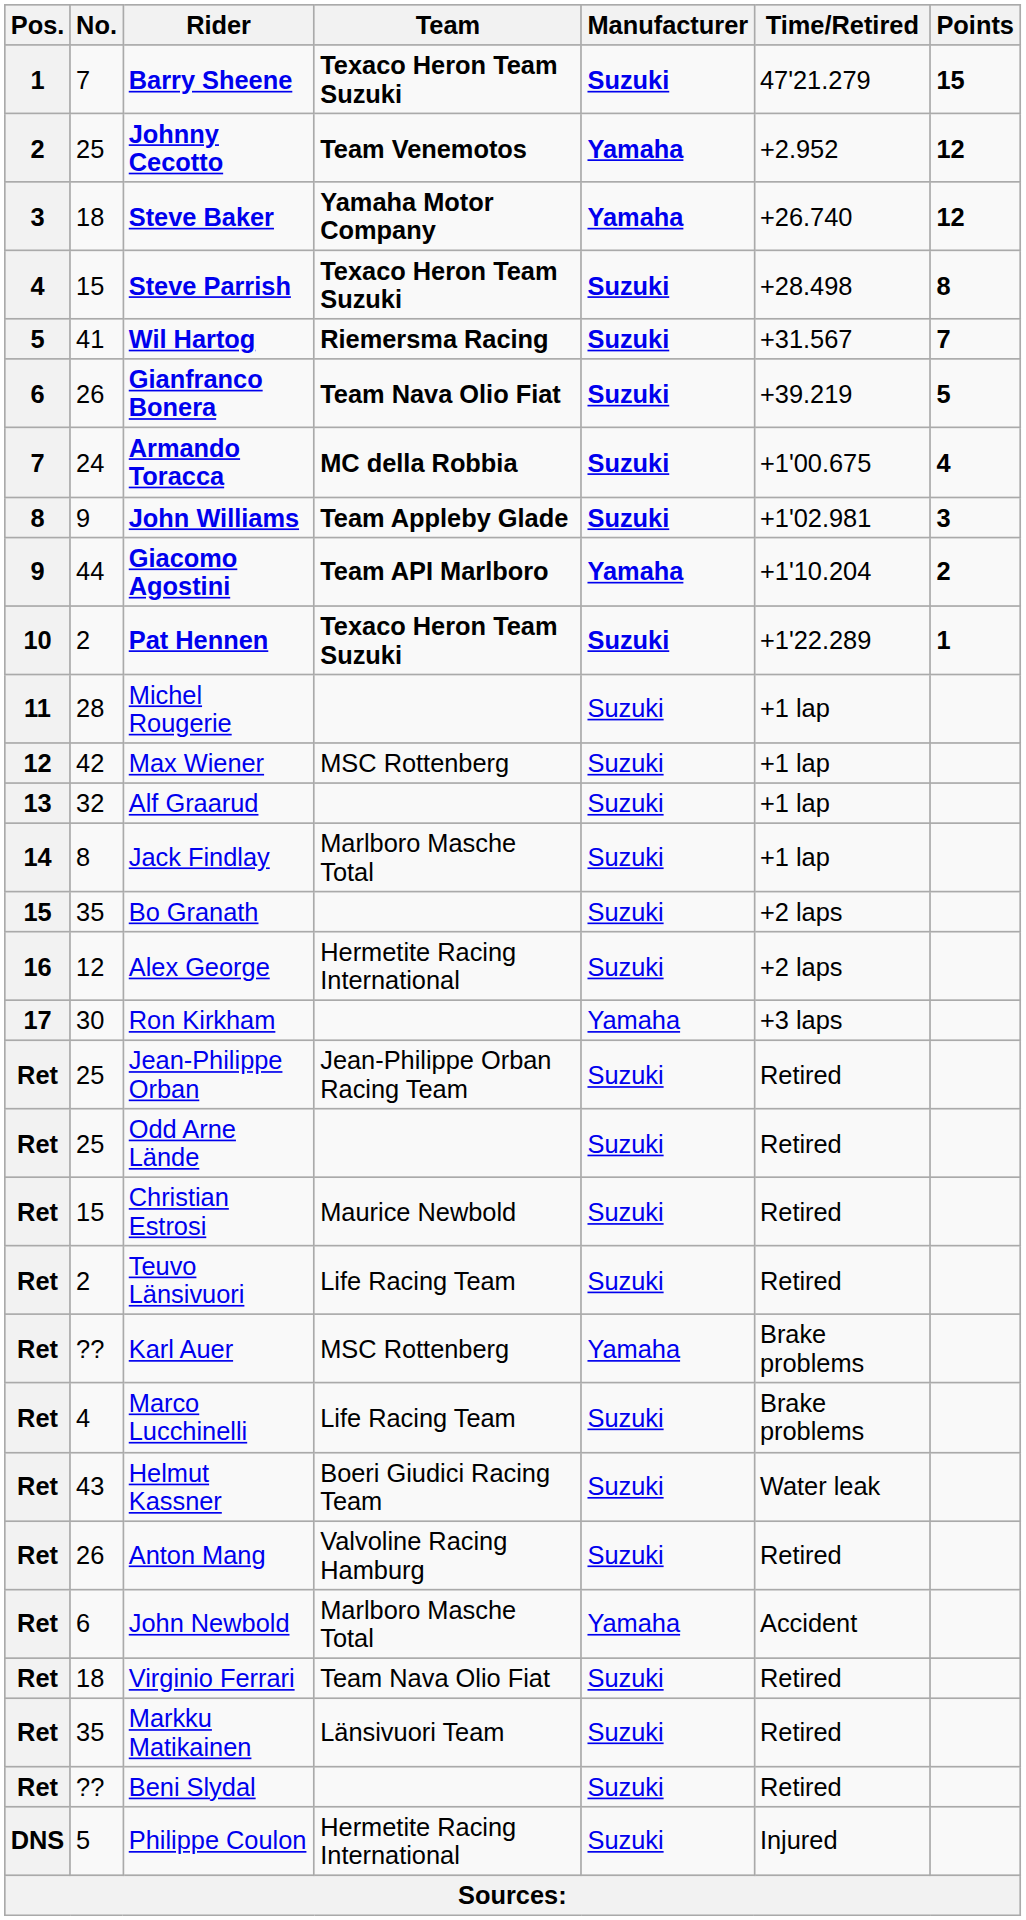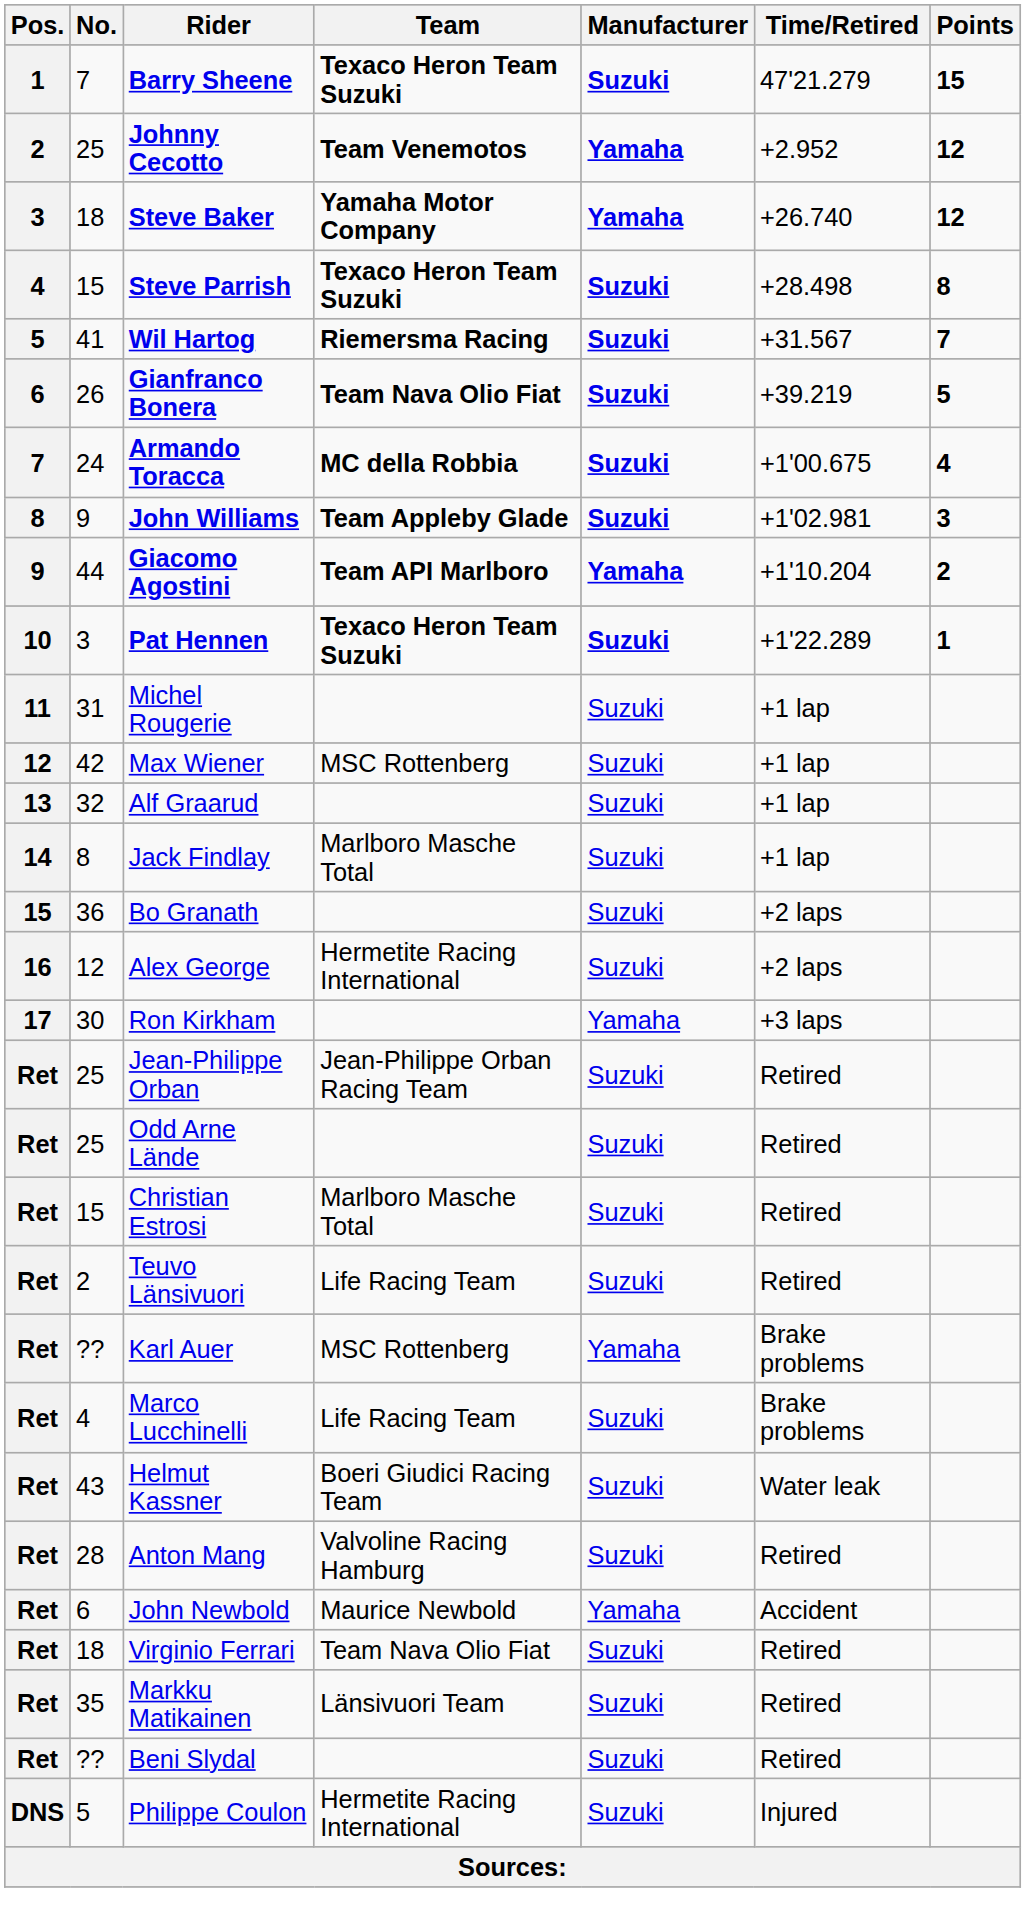(83, 640) 2 -> (83, 640) 3
(90, 708) 28 -> (90, 708) 31
(90, 912) 35 -> (90, 912) 36
(418, 1212) Maurice Newbold -> (418, 1212) Marlboro Masche Total
(90, 1555) 26 -> (90, 1555) 28
(418, 1624) Marlboro Masche Total -> (418, 1609) Maurice Newbold
